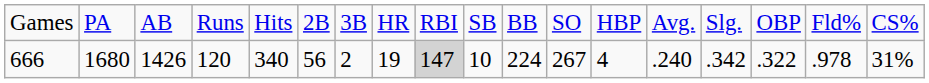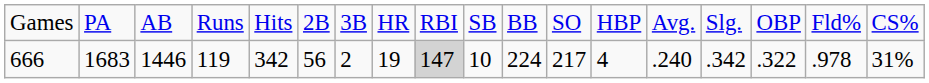(107, 58) 1680 -> (107, 58) 1683
(163, 58) 1426 -> (163, 58) 1446
(214, 58) 120 -> (213, 58) 119
(271, 58) 340 -> (271, 58) 342
(569, 58) 267 -> (569, 58) 217
